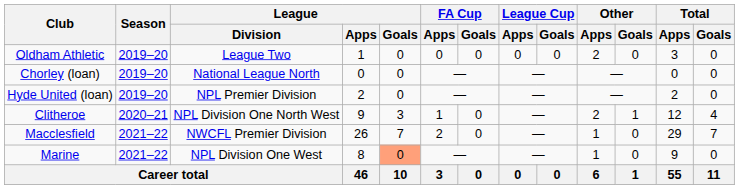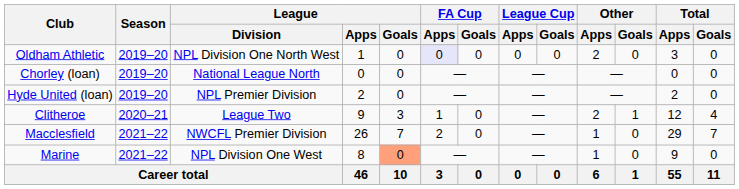(256, 54) League Two -> (256, 54) NPL Division One North West
(439, 54) no background -> (439, 54) lavender background
(256, 114) NPL Division One North West -> (256, 114) League Two
